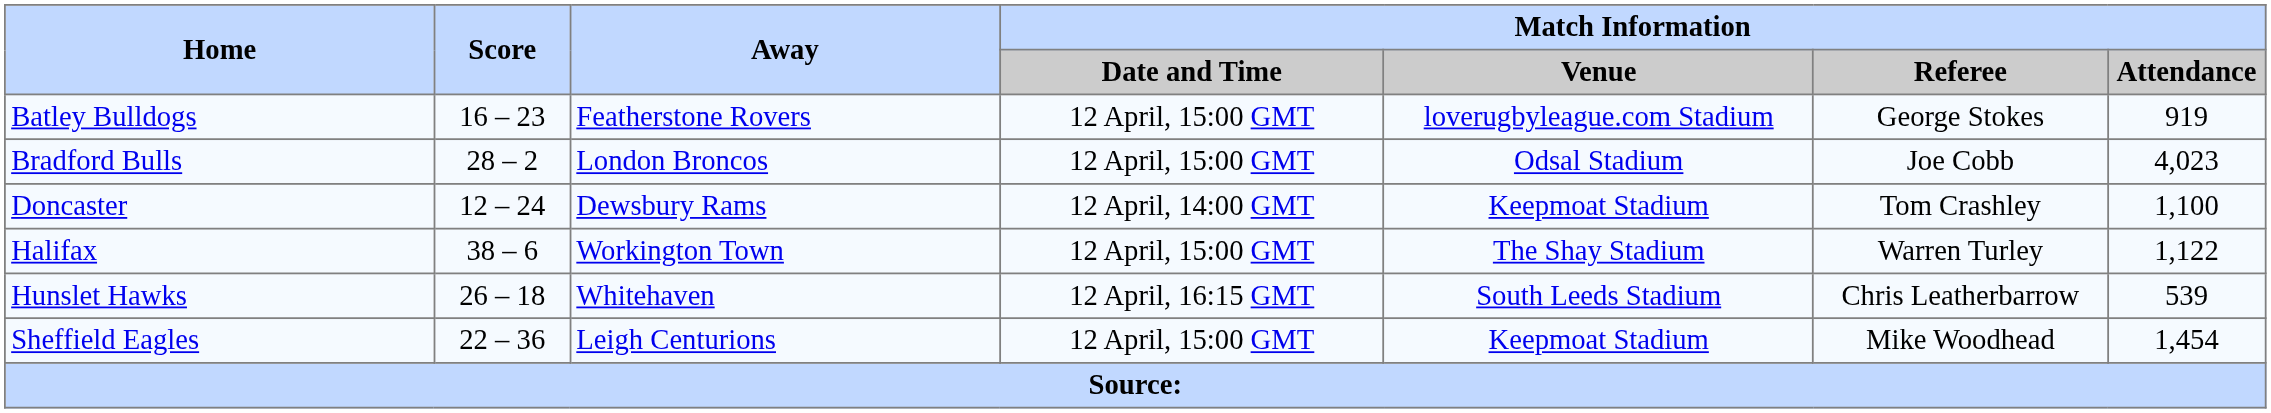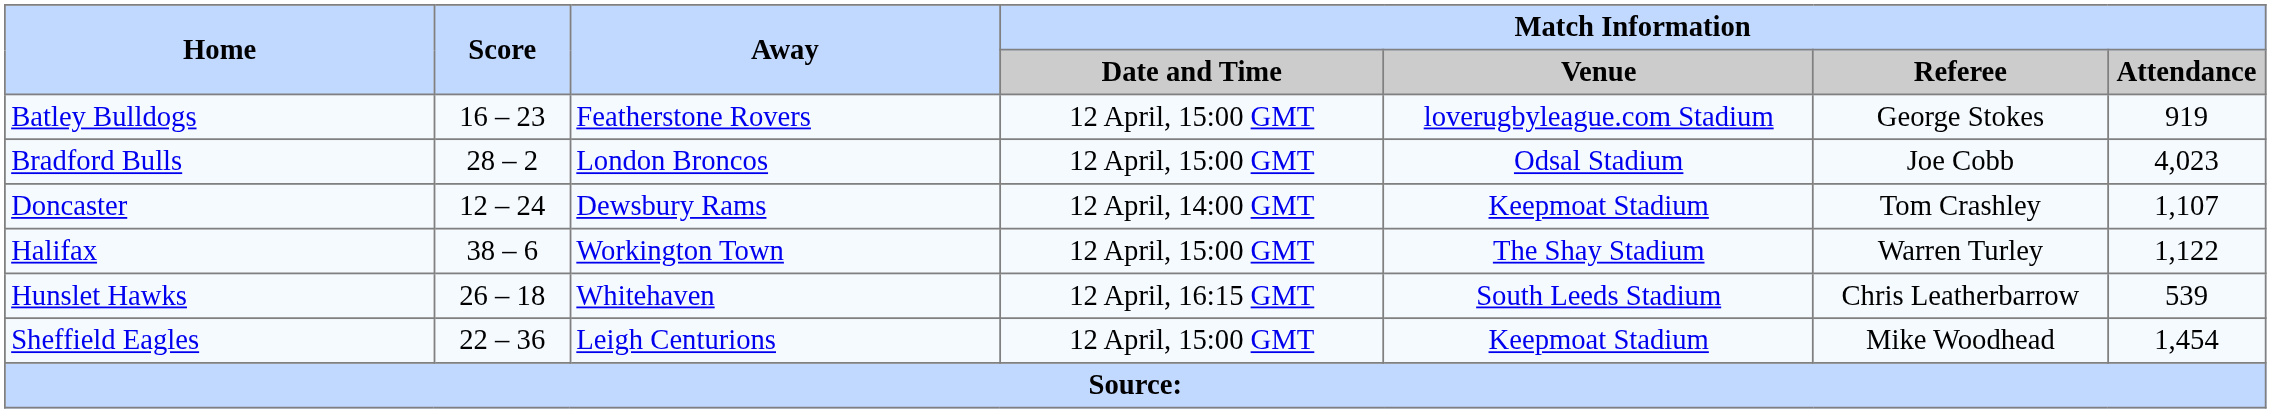(2187, 205) 1,100 -> (2187, 205) 1,107
